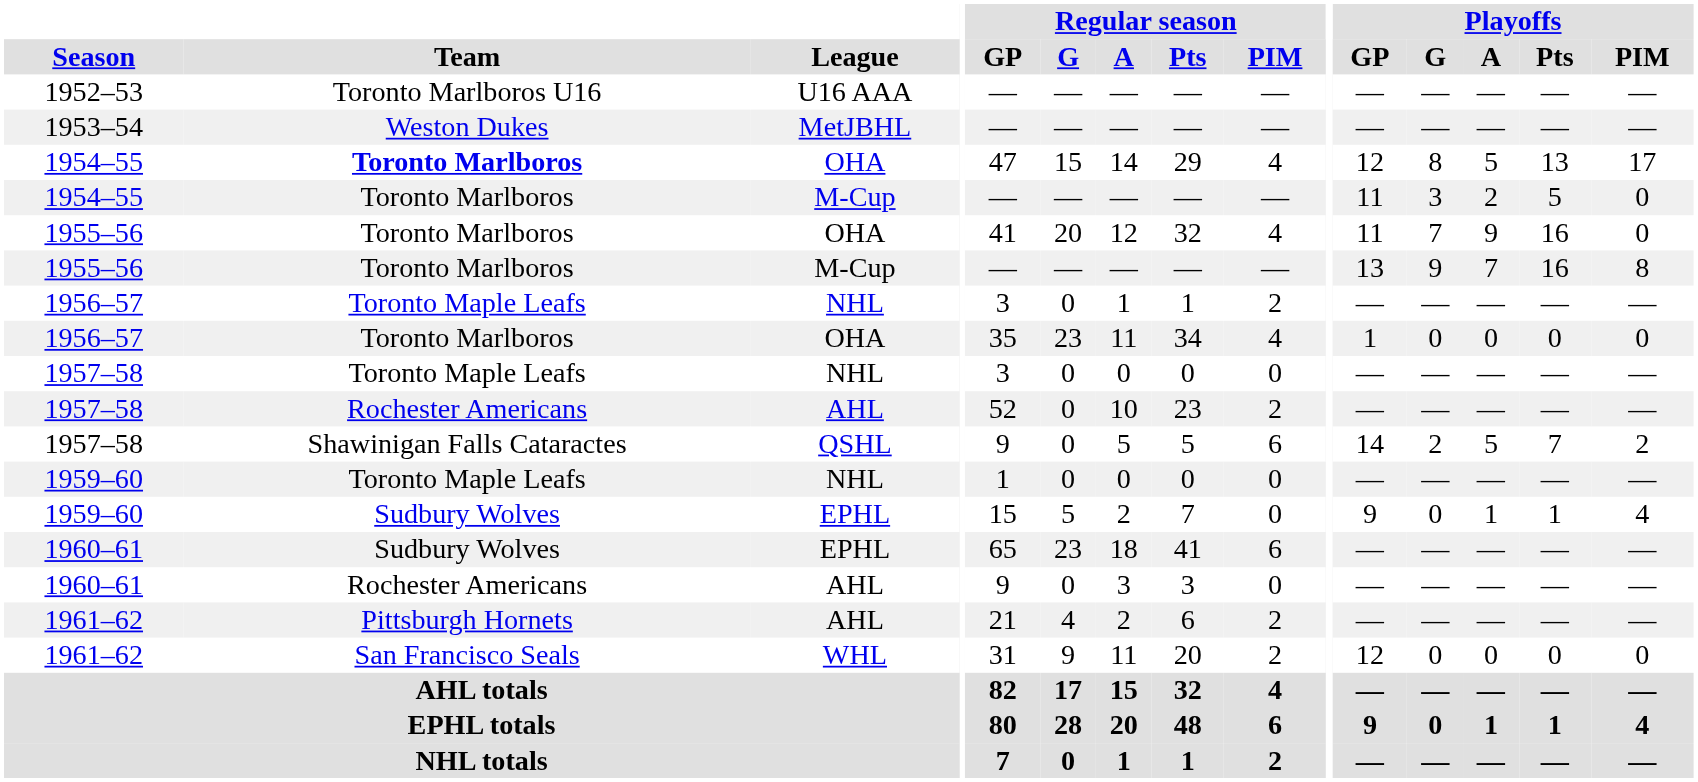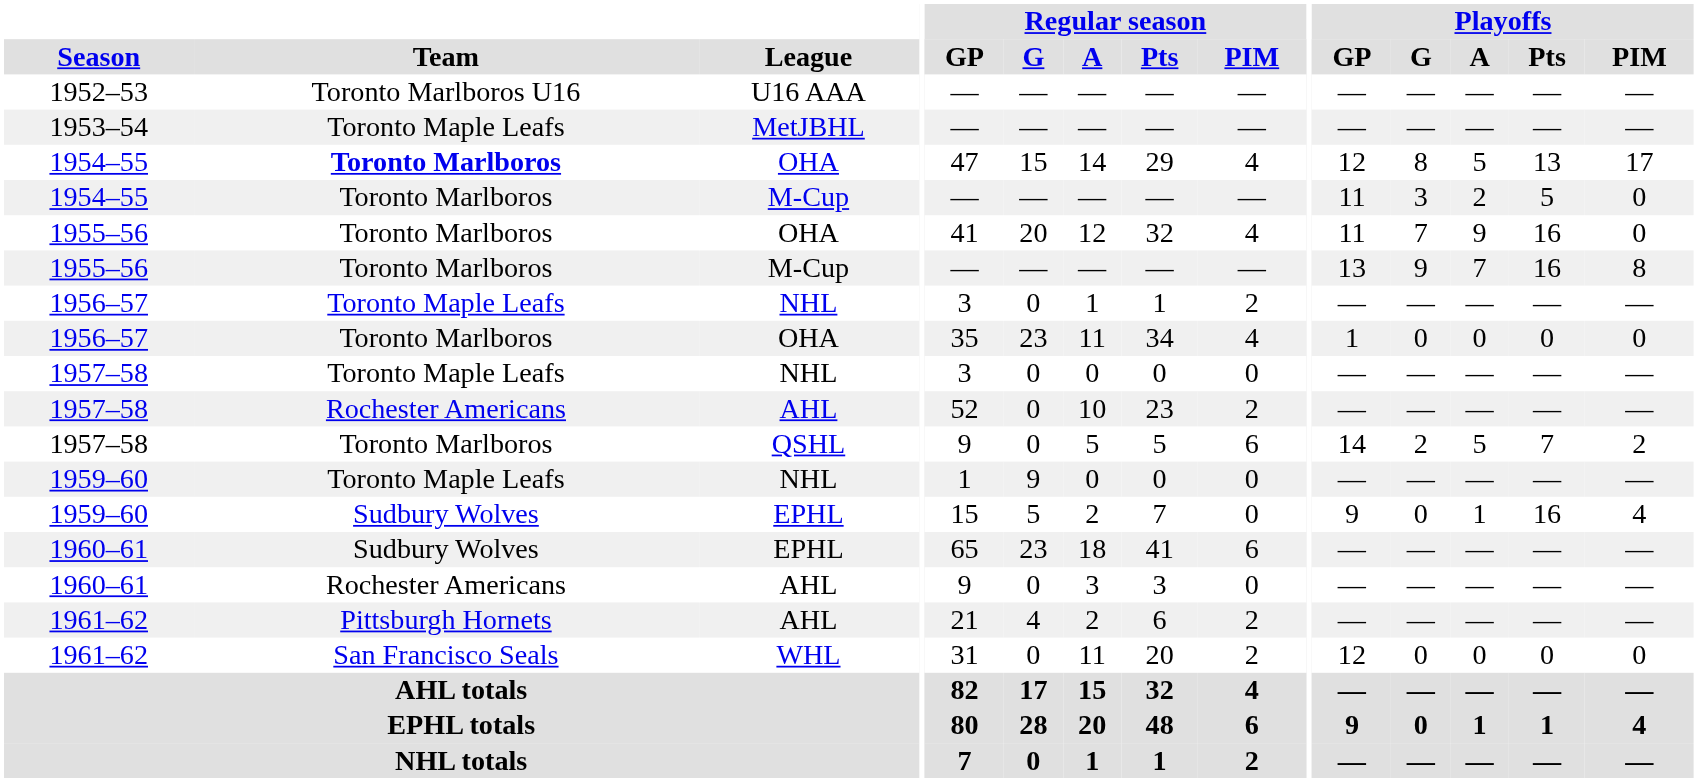(467, 126) Weston Dukes -> (446, 126) Toronto Maple Leafs
(467, 443) Shawinigan Falls Cataractes -> (446, 443) Toronto Marlboros
(1068, 478) 0 -> (1033, 478) 9
(1555, 514) 1 -> (1547, 514) 16
(1068, 654) 9 -> (1033, 654) 0
